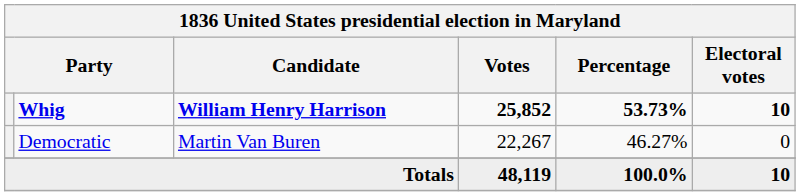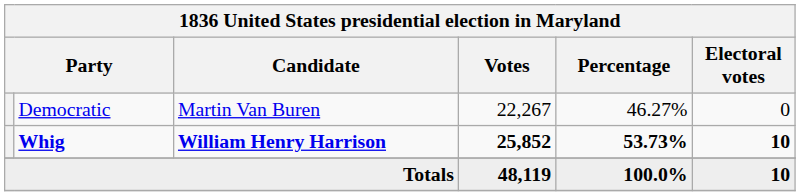rows swapped: (41, 109) <-> (64, 142)
